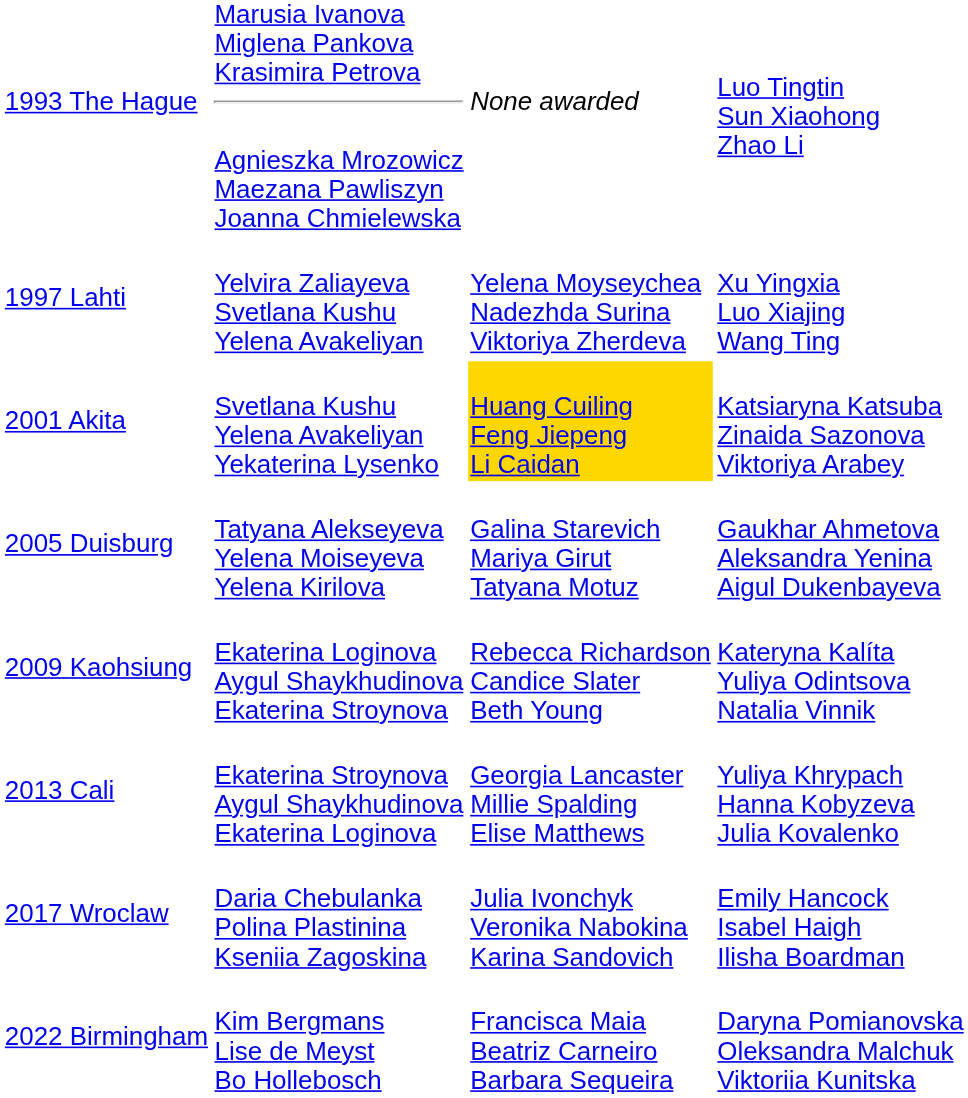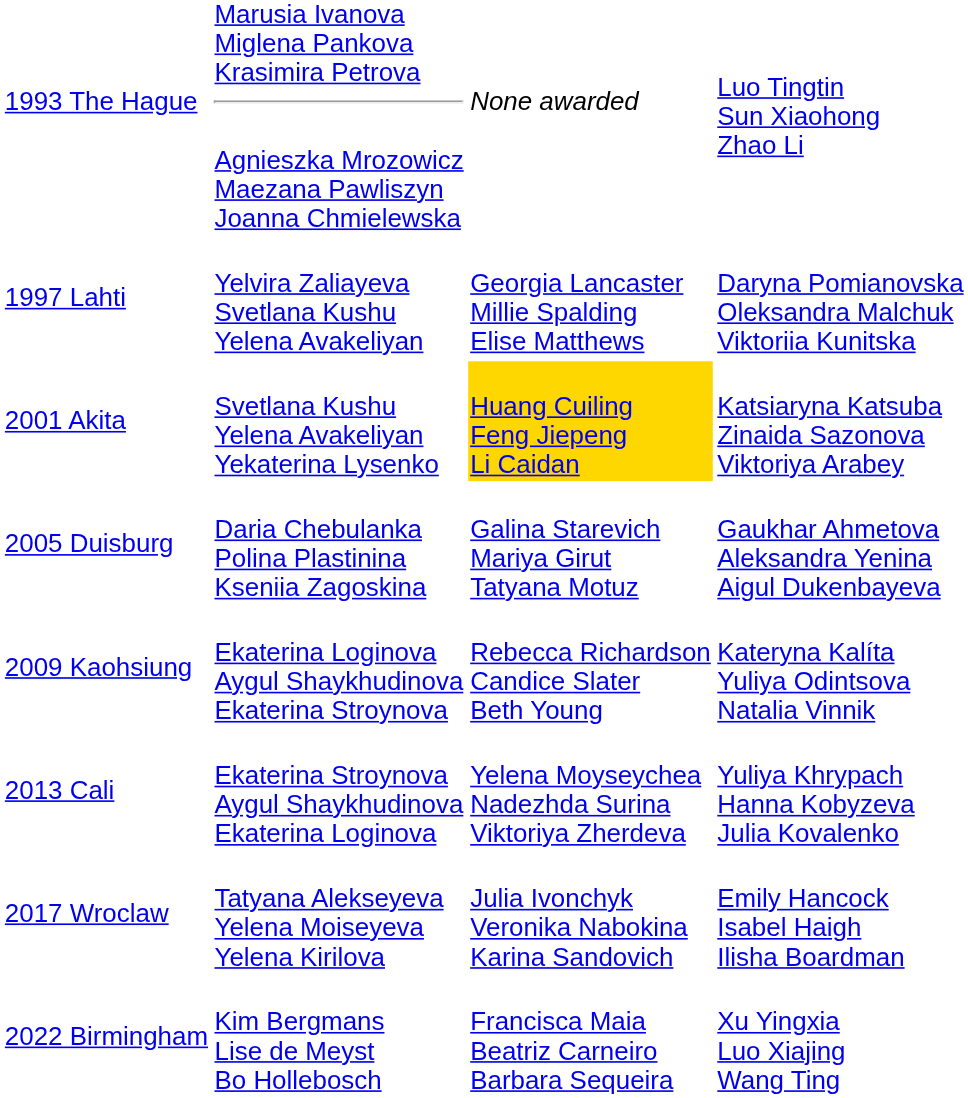(586, 312) Yelena Moyseychea Nadezhda Surina Viktoriya Zherdeva -> (577, 312) Georgia Lancaster Millie Spalding Elise Matthews
(781, 312) Xu Yingxia Luo Xiajing Wang Ting -> (840, 312) Daryna Pomianovska Oleksandra Malchuk Viktoriia Kunitska
(329, 558) Tatyana Alekseyeva Yelena Moiseyeva Yelena Kirilova -> (320, 558) Daria Chebulanka Polina Plastinina Kseniia Zagoskina
(577, 804) Georgia Lancaster Millie Spalding Elise Matthews -> (586, 804) Yelena Moyseychea Nadezhda Surina Viktoriya Zherdeva
(320, 927) Daria Chebulanka Polina Plastinina Kseniia Zagoskina -> (329, 927) Tatyana Alekseyeva Yelena Moiseyeva Yelena Kirilova
(840, 1051) Daryna Pomianovska Oleksandra Malchuk Viktoriia Kunitska -> (781, 1051) Xu Yingxia Luo Xiajing Wang Ting
